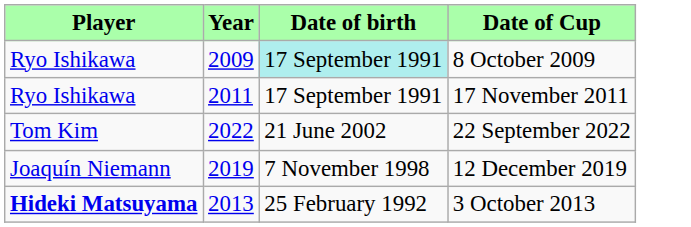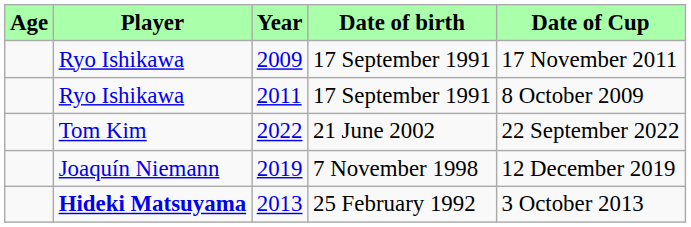+ column: (29, 22)
(353, 58) paleturquoise background -> (402, 58) no background
(524, 58) 8 October 2009 -> (589, 58) 17 November 2011
(541, 95) 17 November 2011 -> (573, 95) 8 October 2009
